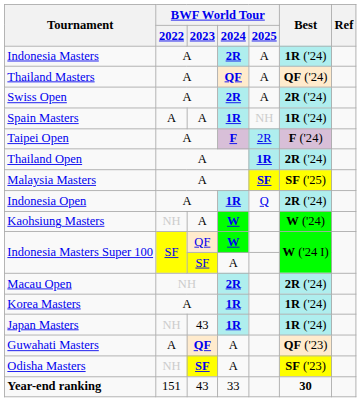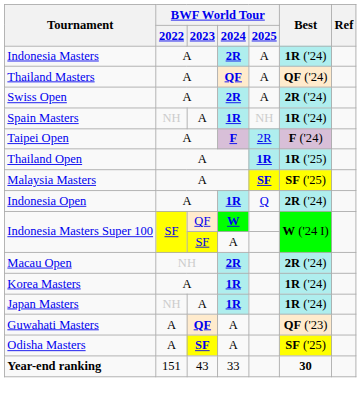(171, 118) A -> (171, 118) NH
(306, 159) 2R ('24) -> (306, 159) 1R ('25)
- row: (56, 221)
(202, 325) 43 -> (202, 304) A
(171, 366) NH -> (171, 345) A
(306, 366) SF ('23) -> (306, 345) SF ('25)
